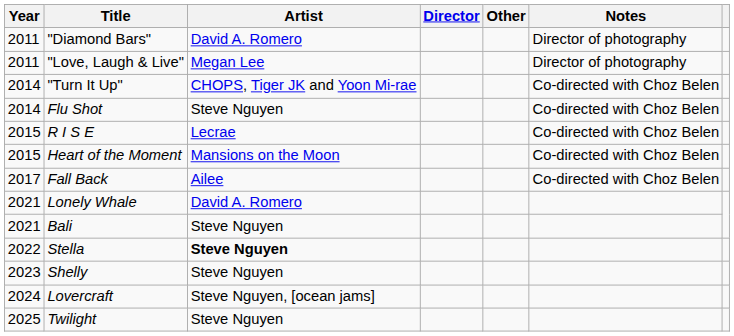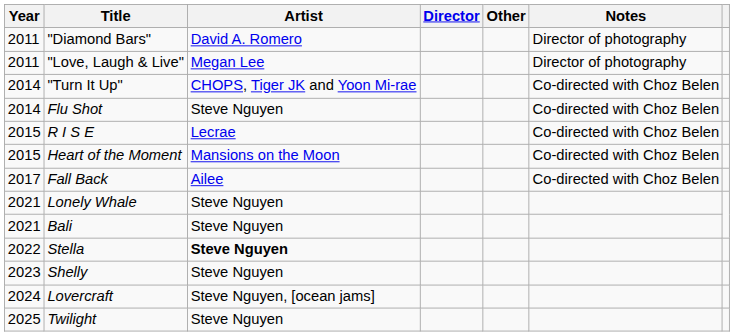(246, 202) David A. Romero -> (237, 202) Steve Nguyen
